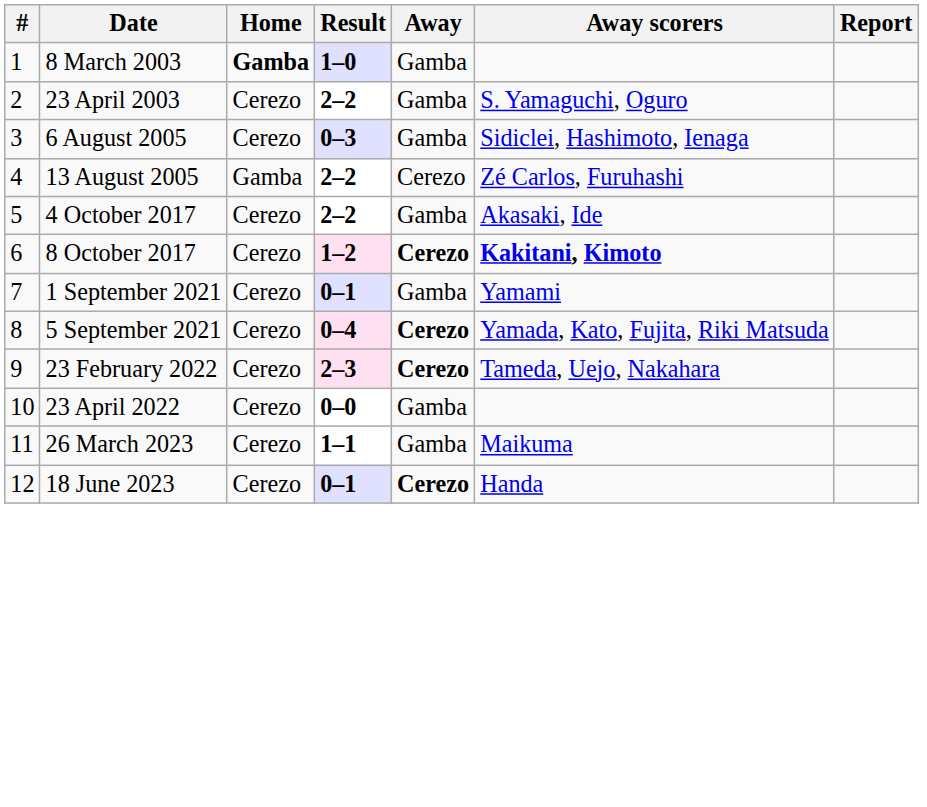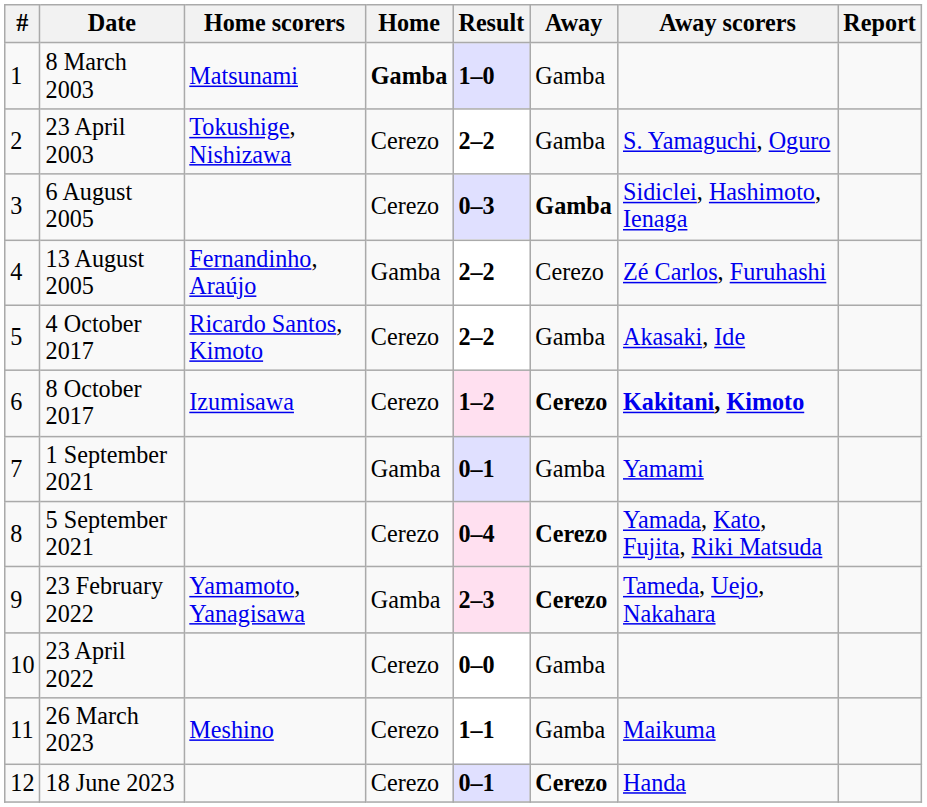+ column: (274, 23)
(432, 138) normal -> (574, 206) bold
(267, 291) Cerezo -> (406, 468) Gamba
(267, 368) Cerezo -> (406, 599) Gamba
